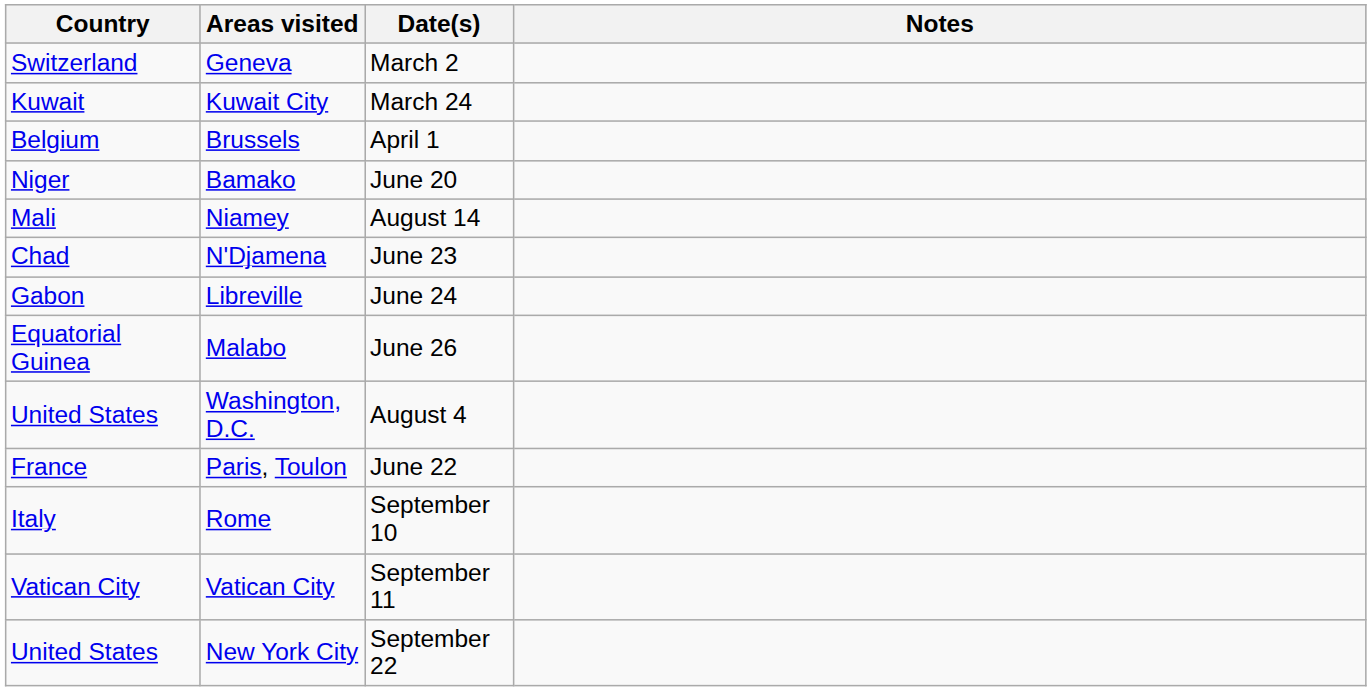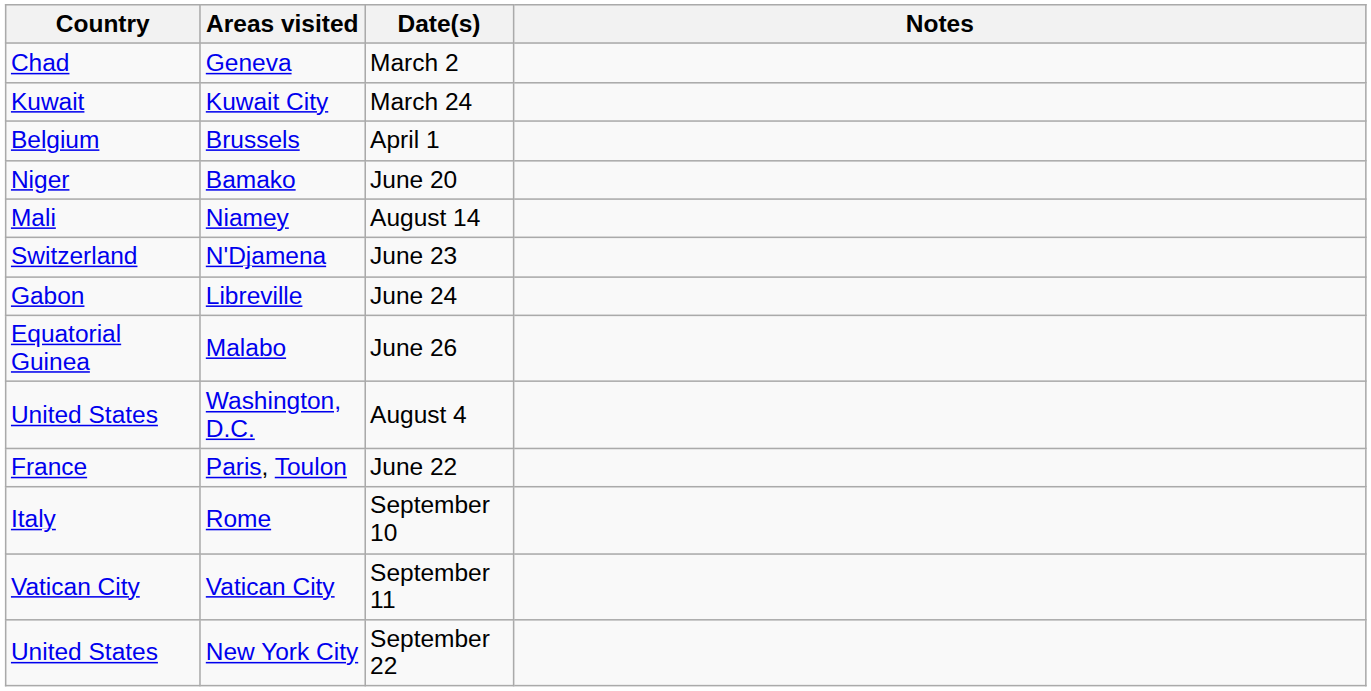(74, 62) Switzerland -> (40, 62) Chad
(40, 256) Chad -> (74, 256) Switzerland
